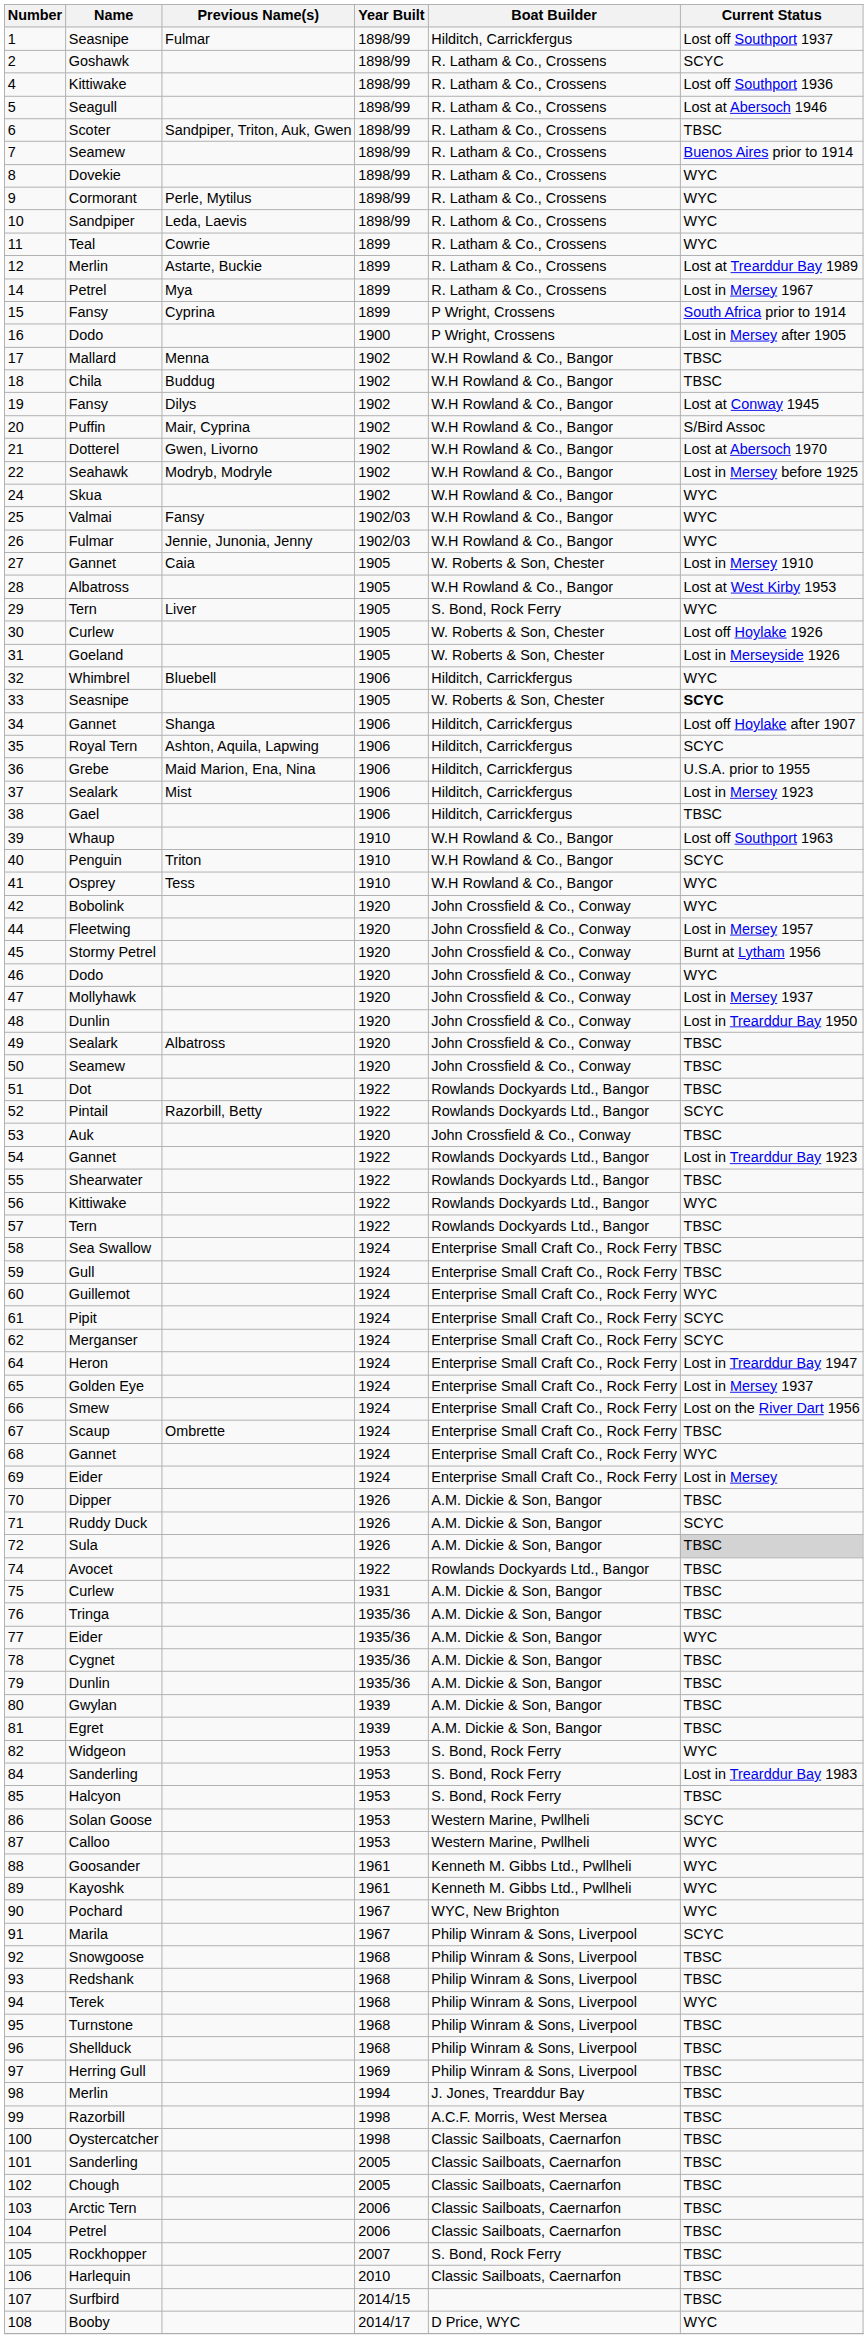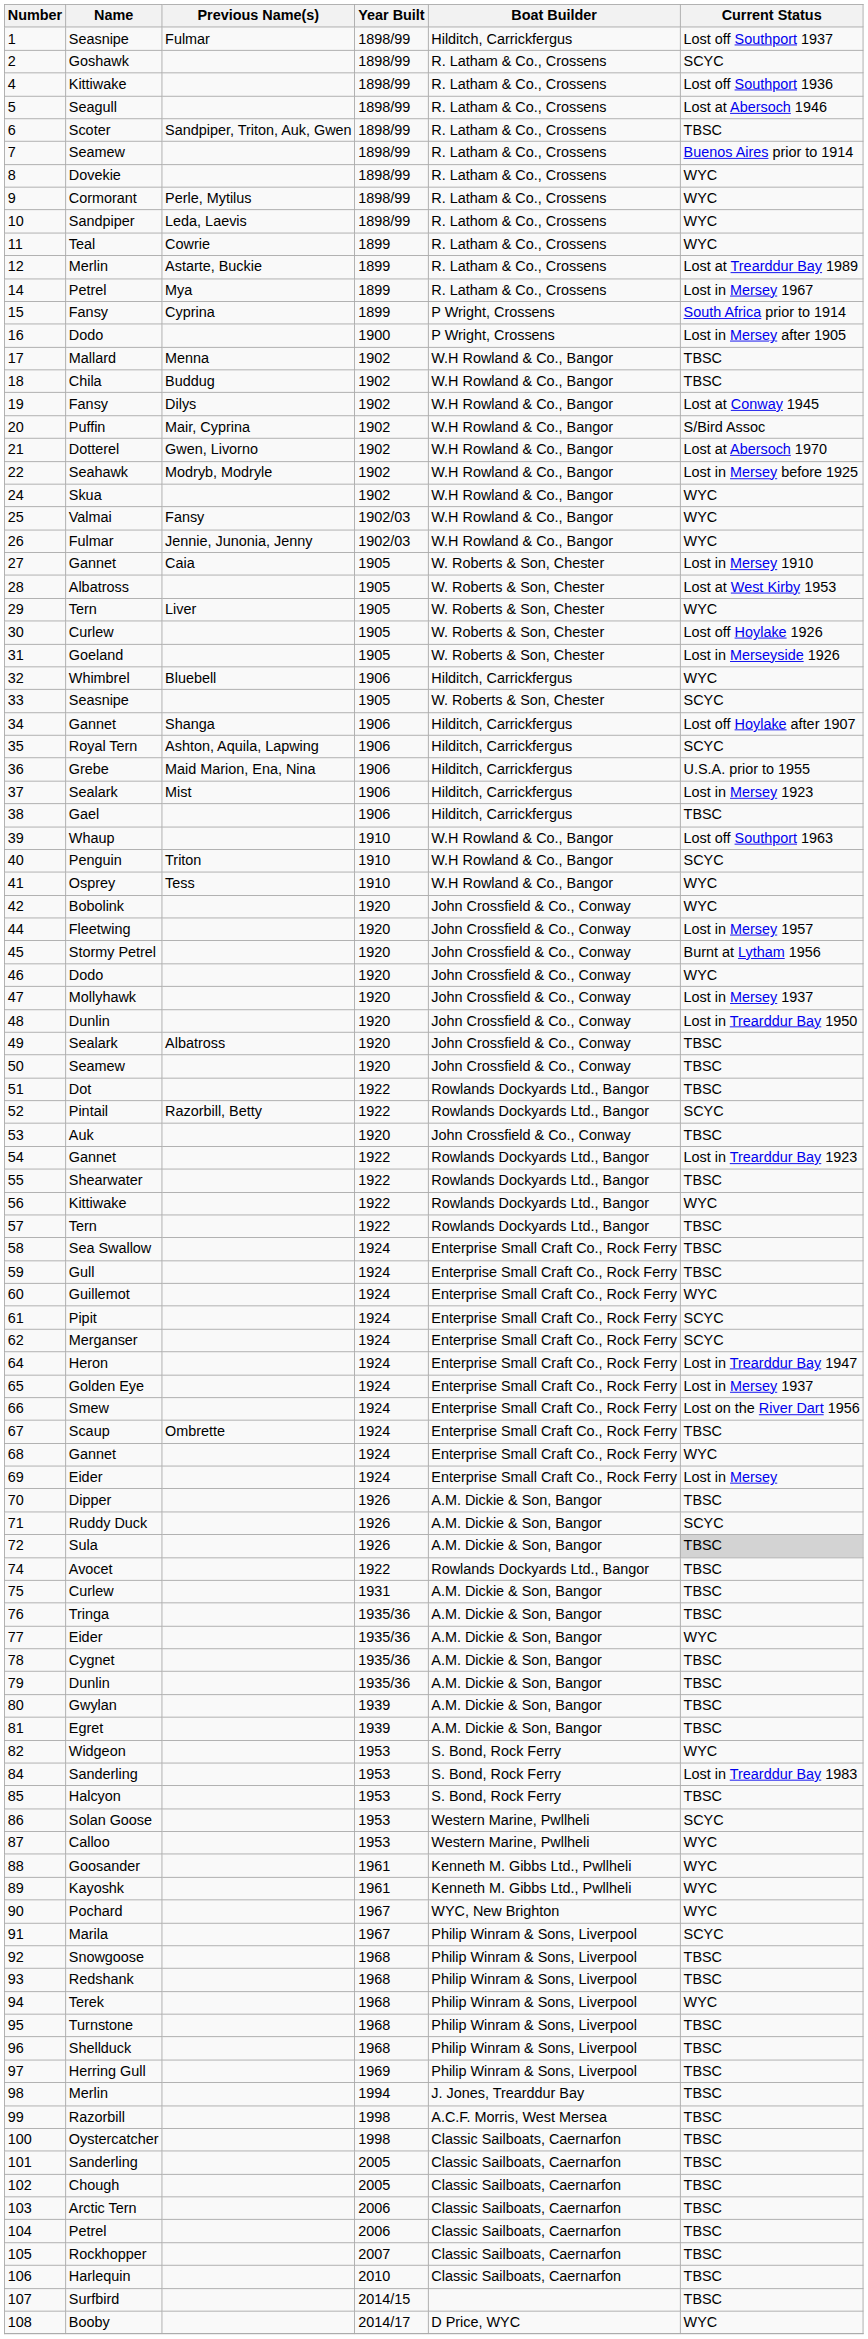(522, 586) W.H Rowland & Co., Bangor -> (518, 586) W. Roberts & Son, Chester
(496, 609) S. Bond, Rock Ferry -> (518, 609) W. Roberts & Son, Chester
(704, 701) bold -> (704, 701) normal
(496, 2253) S. Bond, Rock Ferry -> (526, 2253) Classic Sailboats, Caernarfon
